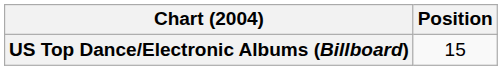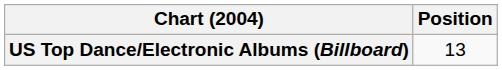(455, 49) 15 -> (455, 49) 13
